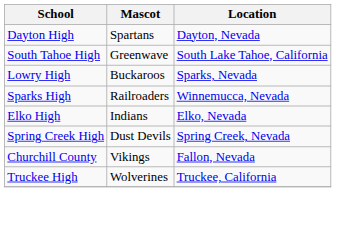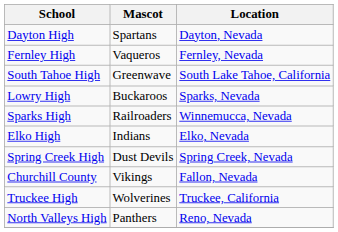+ row: (41, 55)
+ row: (57, 217)
